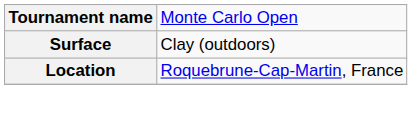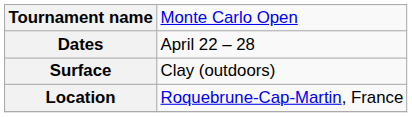+ row: (81, 44)
